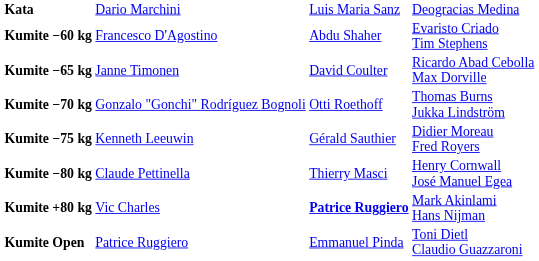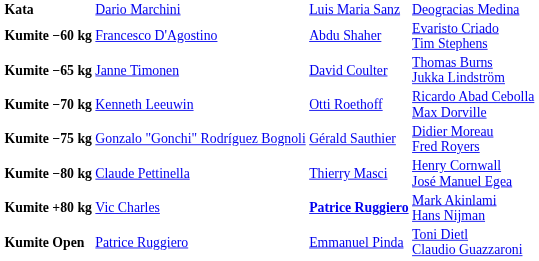(473, 70) Ricardo Abad Cebolla Max Dorville -> (458, 70) Thomas Burns Jukka Lindström
(201, 104) Gonzalo "Gonchi" Rodríguez Bognoli -> (144, 104) Kenneth Leeuwin
(458, 104) Thomas Burns Jukka Lindström -> (473, 104) Ricardo Abad Cebolla Max Dorville
(144, 139) Kenneth Leeuwin -> (201, 139) Gonzalo "Gonchi" Rodríguez Bognoli
